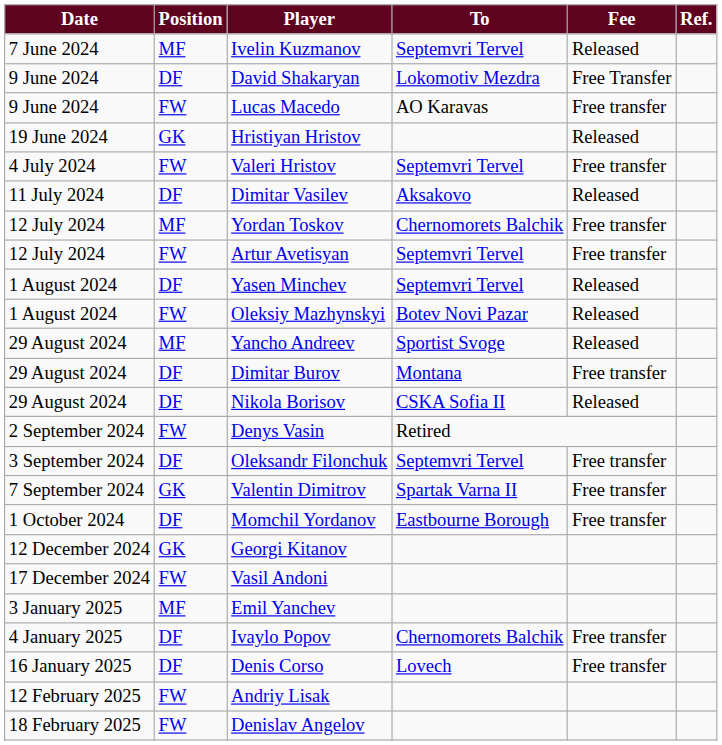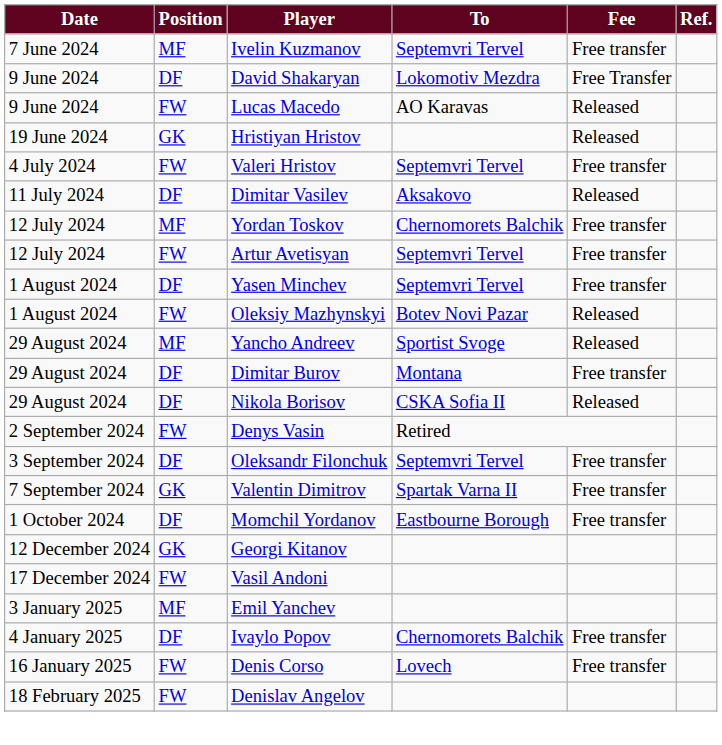(605, 48) Released -> (619, 48) Free transfer
(619, 107) Free transfer -> (605, 107) Released
(605, 284) Released -> (619, 284) Free transfer
(170, 666) DF -> (173, 666) FW
- row: (280, 696)
